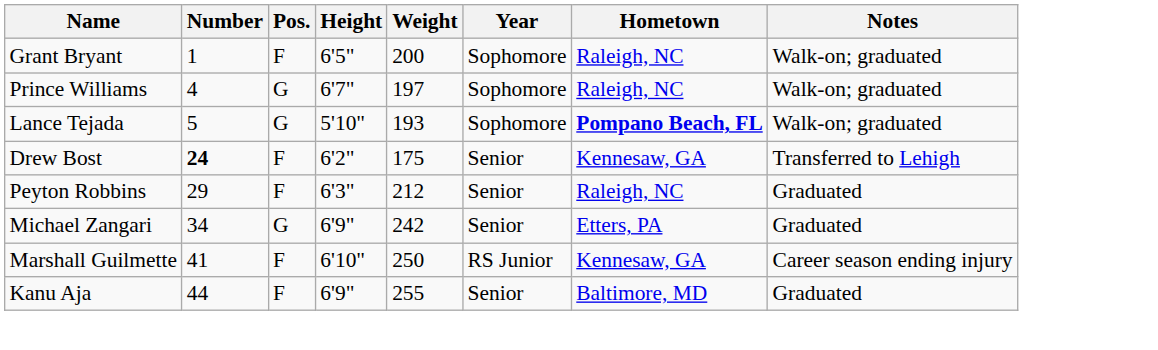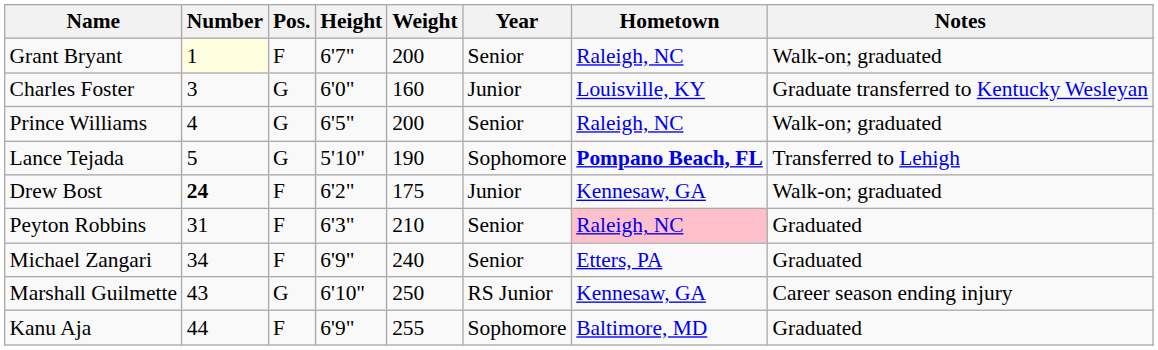(192, 55) no background -> (192, 55) lightyellow background
(337, 55) 6'5" -> (337, 55) 6'7"
(517, 55) Sophomore -> (496, 55) Senior
+ row: (72, 89)
(337, 89) 6'7" -> (337, 123) 6'5"
(408, 89) 197 -> (408, 123) 200
(517, 89) Sophomore -> (496, 123) Senior
(408, 123) 193 -> (408, 157) 190
(857, 123) Walk-on; graduated -> (866, 157) Transferred to Lehigh
(496, 157) Senior -> (494, 191) Junior
(866, 157) Transferred to Lehigh -> (857, 191) Walk-on; graduated
(198, 191) 29 -> (198, 225) 31
(408, 191) 212 -> (408, 225) 210
(630, 191) no background -> (630, 225) pink background
(281, 225) G -> (279, 259) F
(408, 225) 242 -> (408, 259) 240
(198, 259) 41 -> (198, 293) 43
(279, 259) F -> (281, 293) G
(496, 293) Senior -> (517, 327) Sophomore
